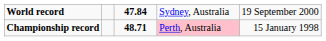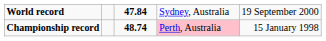(135, 28) 48.71 -> (135, 28) 48.74
